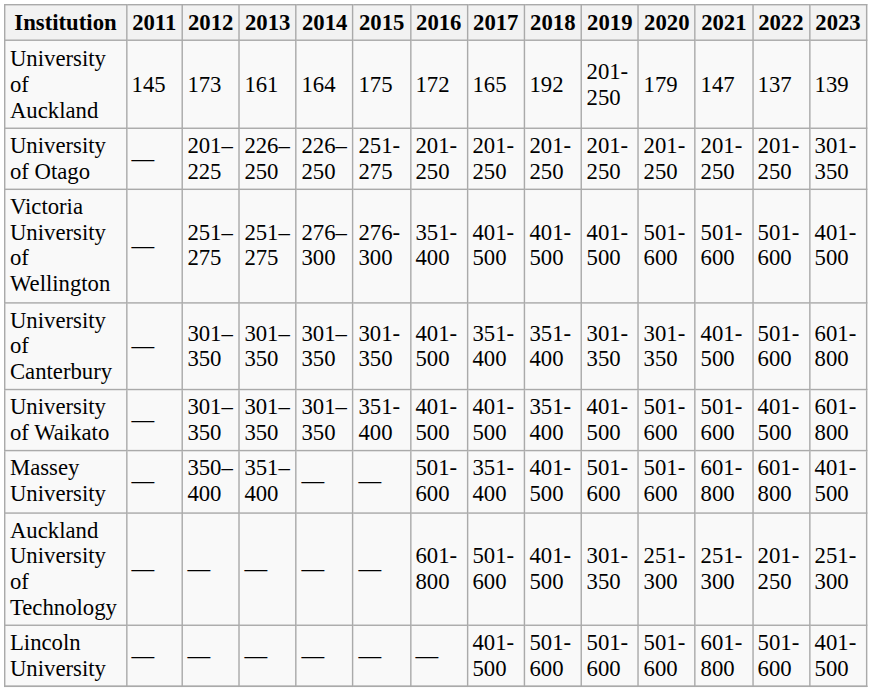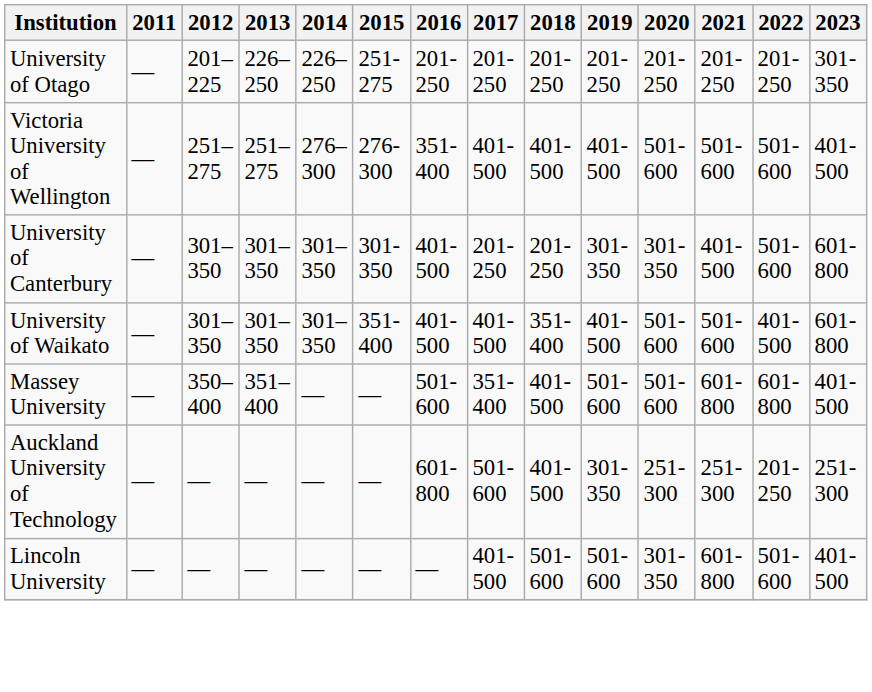- row: (58, 84)
(493, 345) 351-400 -> (493, 258) 201-250
(550, 345) 351-400 -> (550, 258) 201-250
(664, 655) 501-600 -> (664, 568) 301-350
